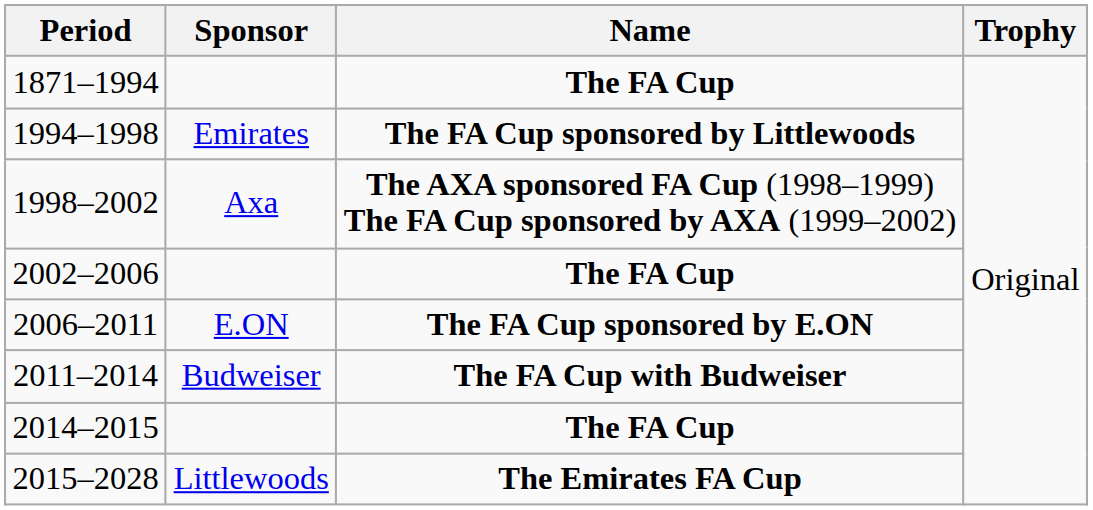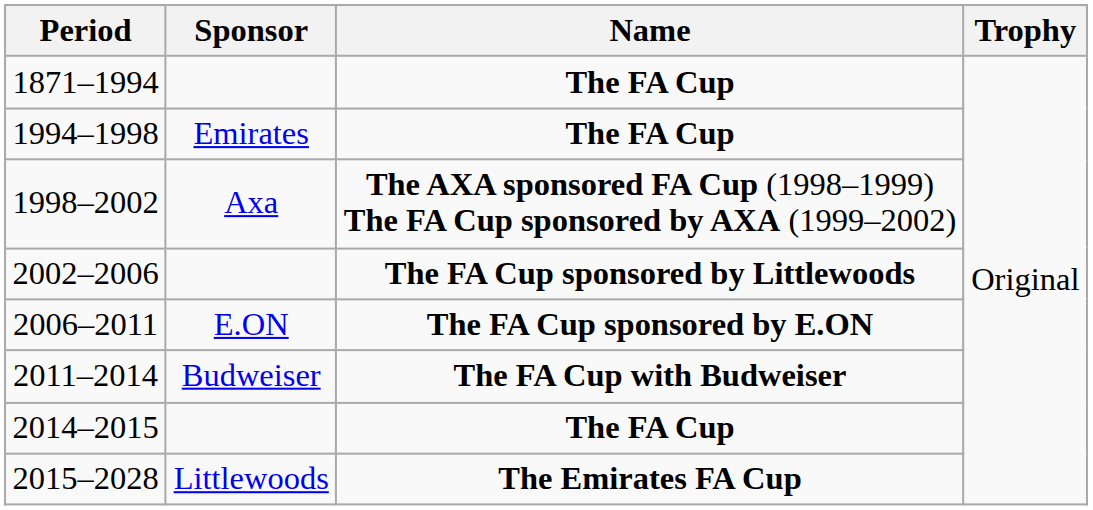(650, 133) The FA Cup sponsored by Littlewoods -> (650, 133) The FA Cup
(650, 272) The FA Cup -> (650, 272) The FA Cup sponsored by Littlewoods
